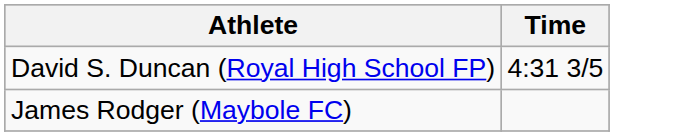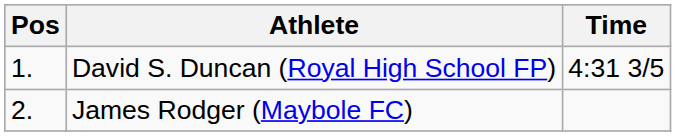+ column: (35, 25)
